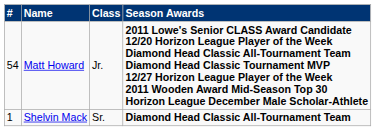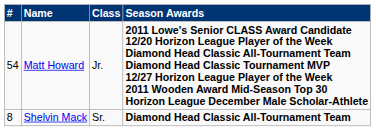(10, 118) 1 -> (10, 118) 8
